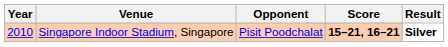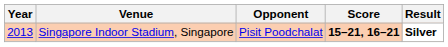(20, 32) 2010 -> (20, 32) 2013
